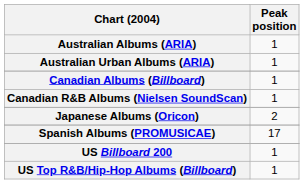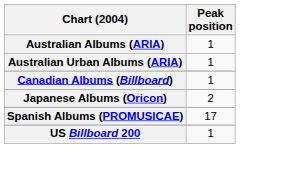- row: (127, 98)
- row: (127, 170)
